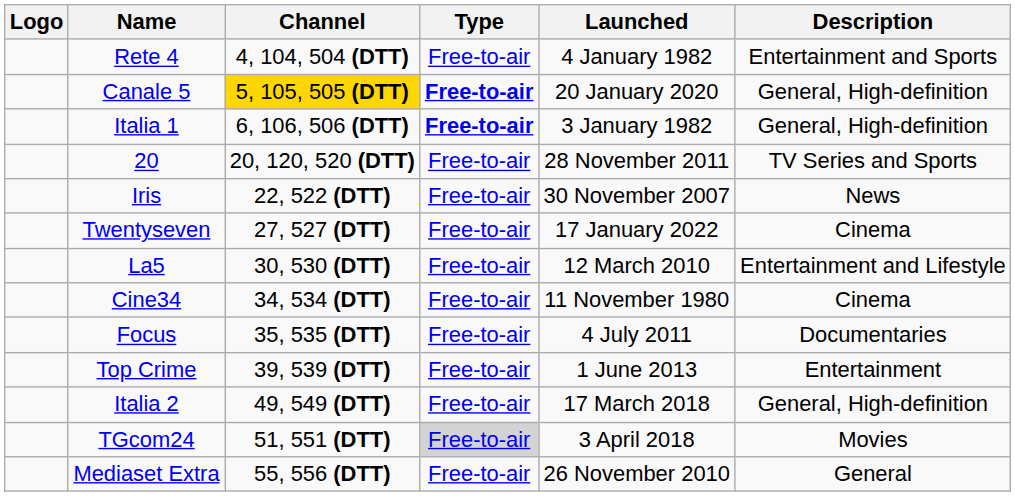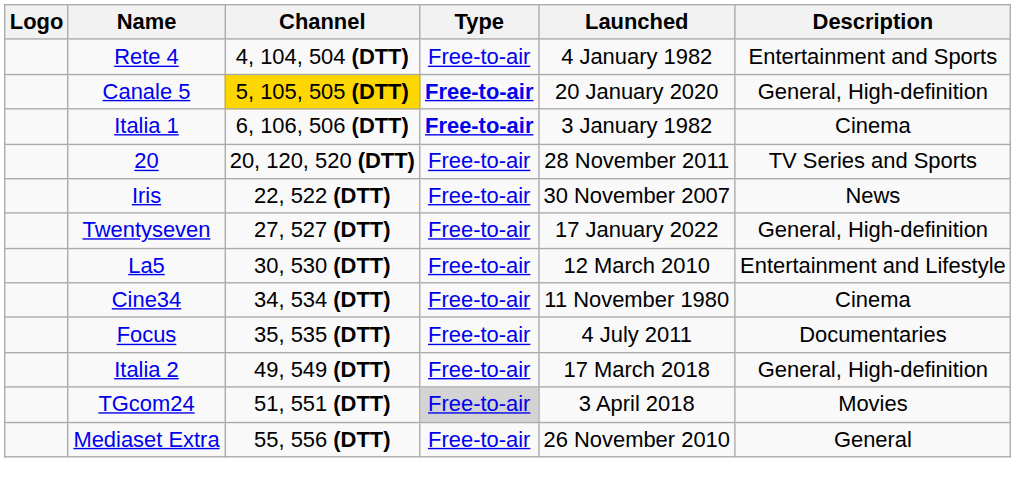(873, 126) General, High-definition -> (873, 126) Cinema
(873, 230) Cinema -> (873, 230) General, High-definition
- row: (147, 369)
